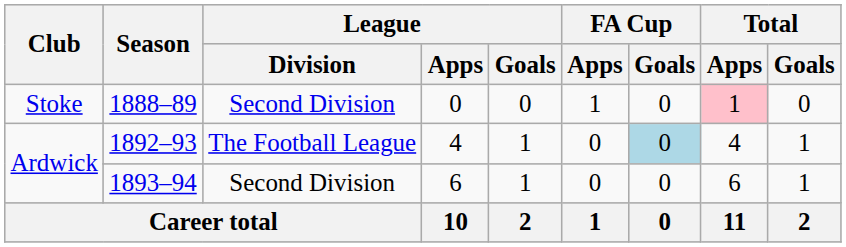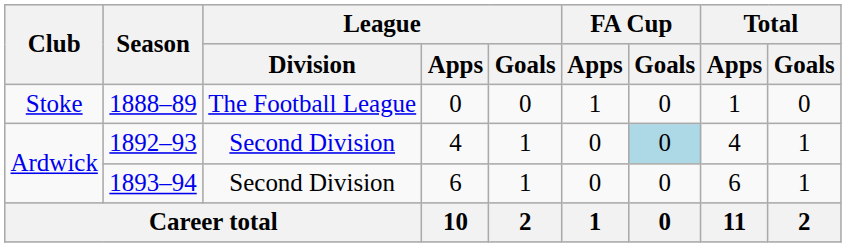(312, 103) Second Division -> (312, 103) The Football League
(735, 103) pink background -> (735, 103) no background
(312, 143) The Football League -> (312, 143) Second Division
